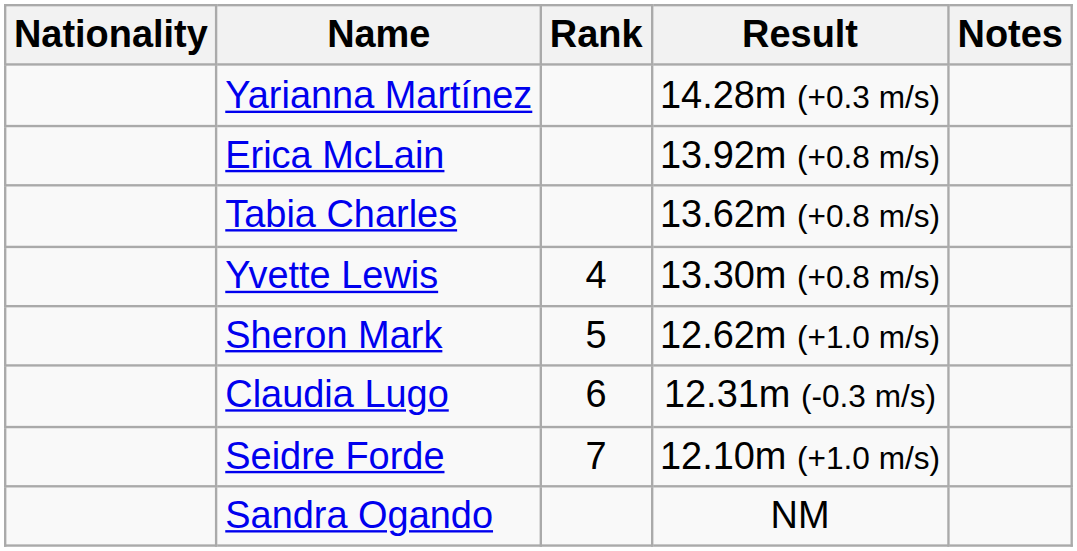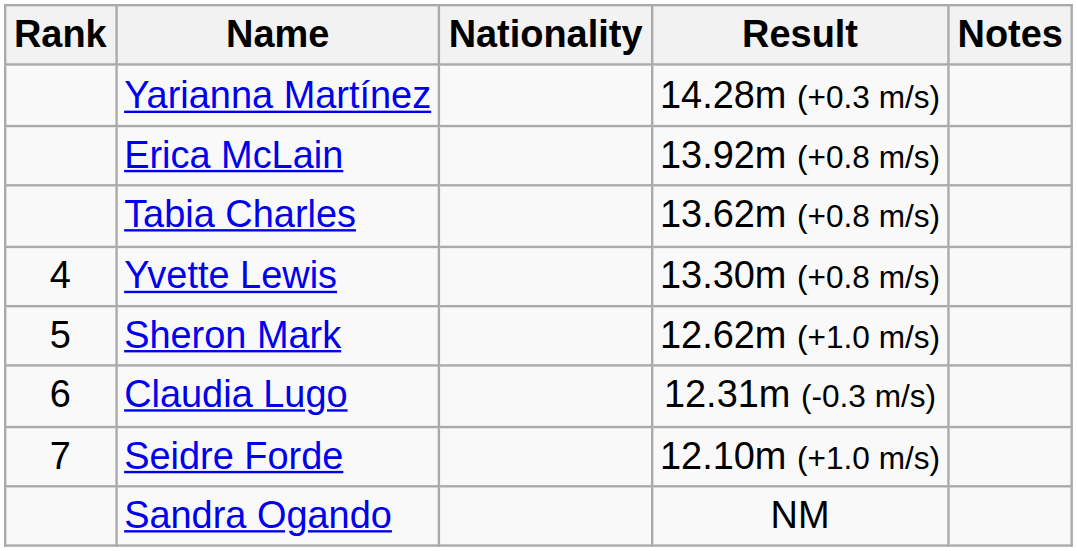columns swapped: (596, 34) <-> (111, 34)
